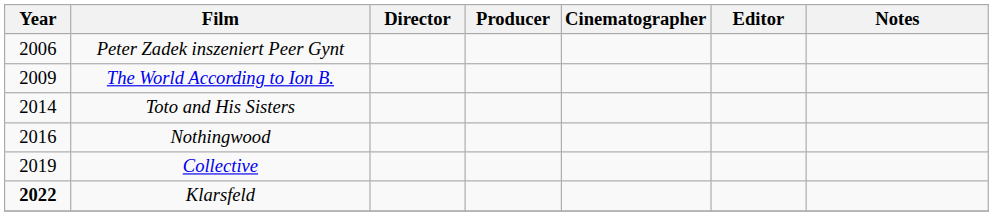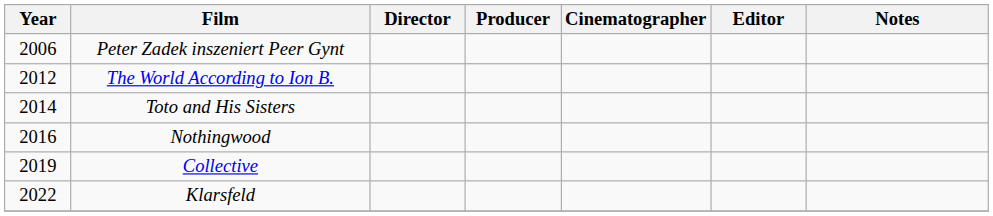(38, 78) 2009 -> (38, 78) 2012
(38, 195) bold -> (38, 195) normal
